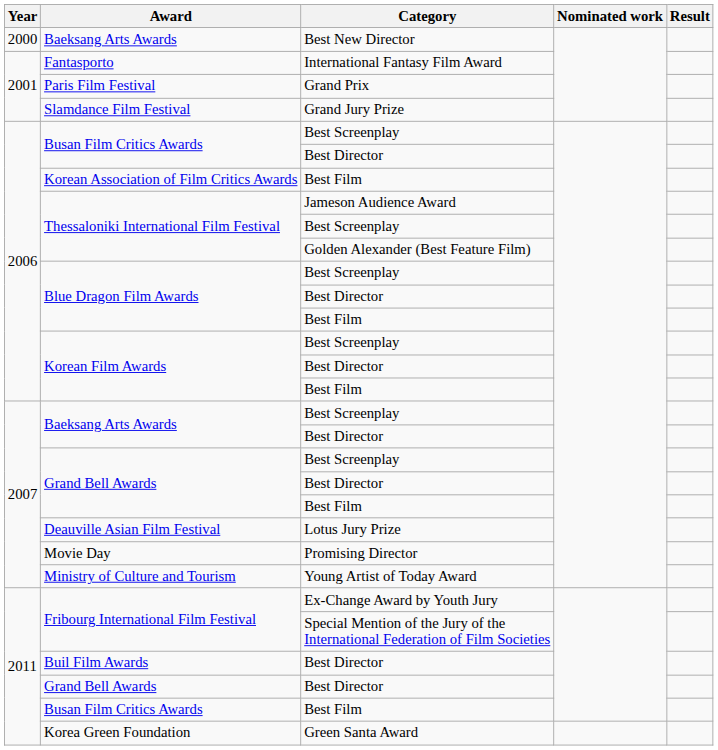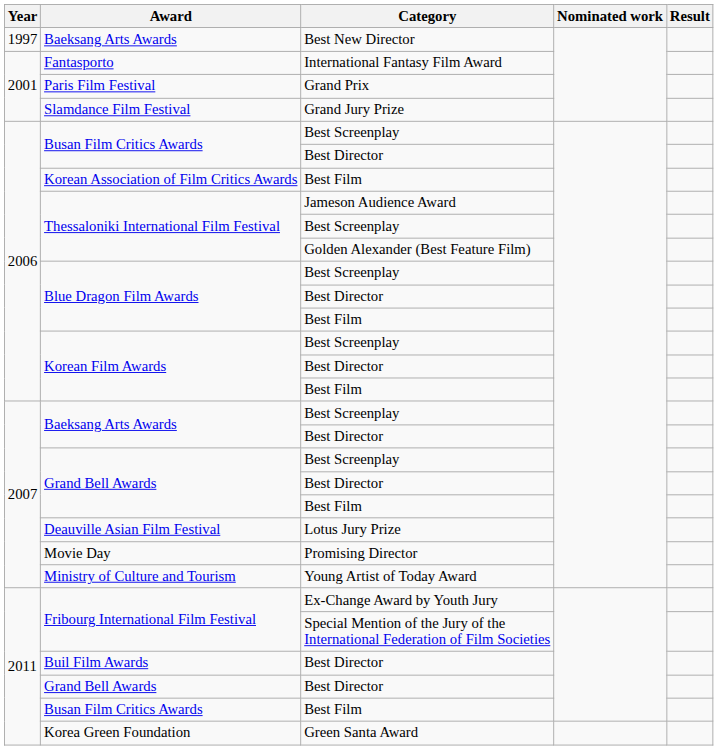(23, 39) 2000 -> (23, 39) 1997
